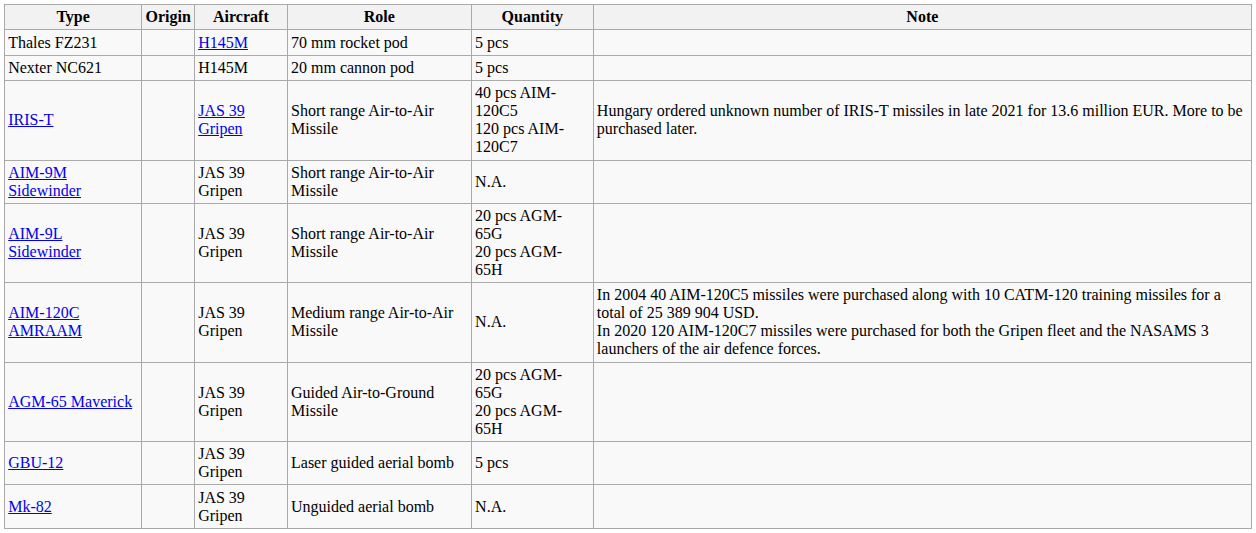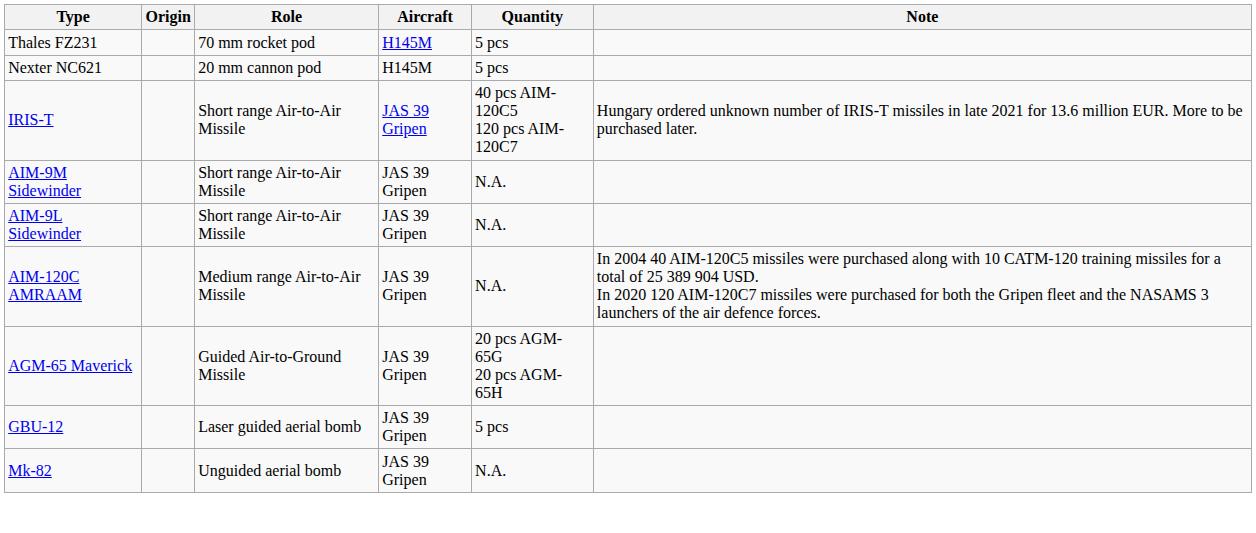columns swapped: (379, 17) <-> (241, 17)
(519, 243) 20 pcs AGM-65G 20 pcs AGM-65H -> (491, 225) N.A.
